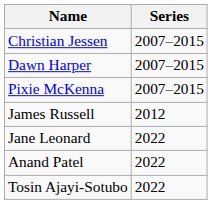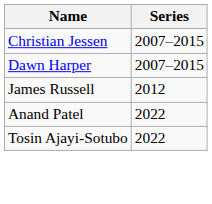- row: (56, 89)
- row: (49, 138)
